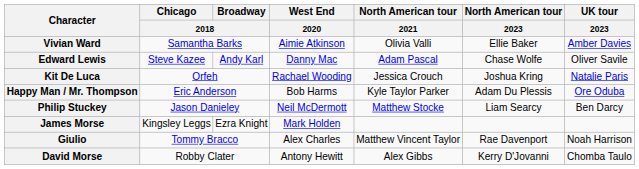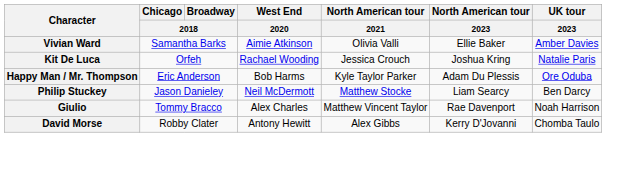- row: (72, 60)
- row: (72, 124)
